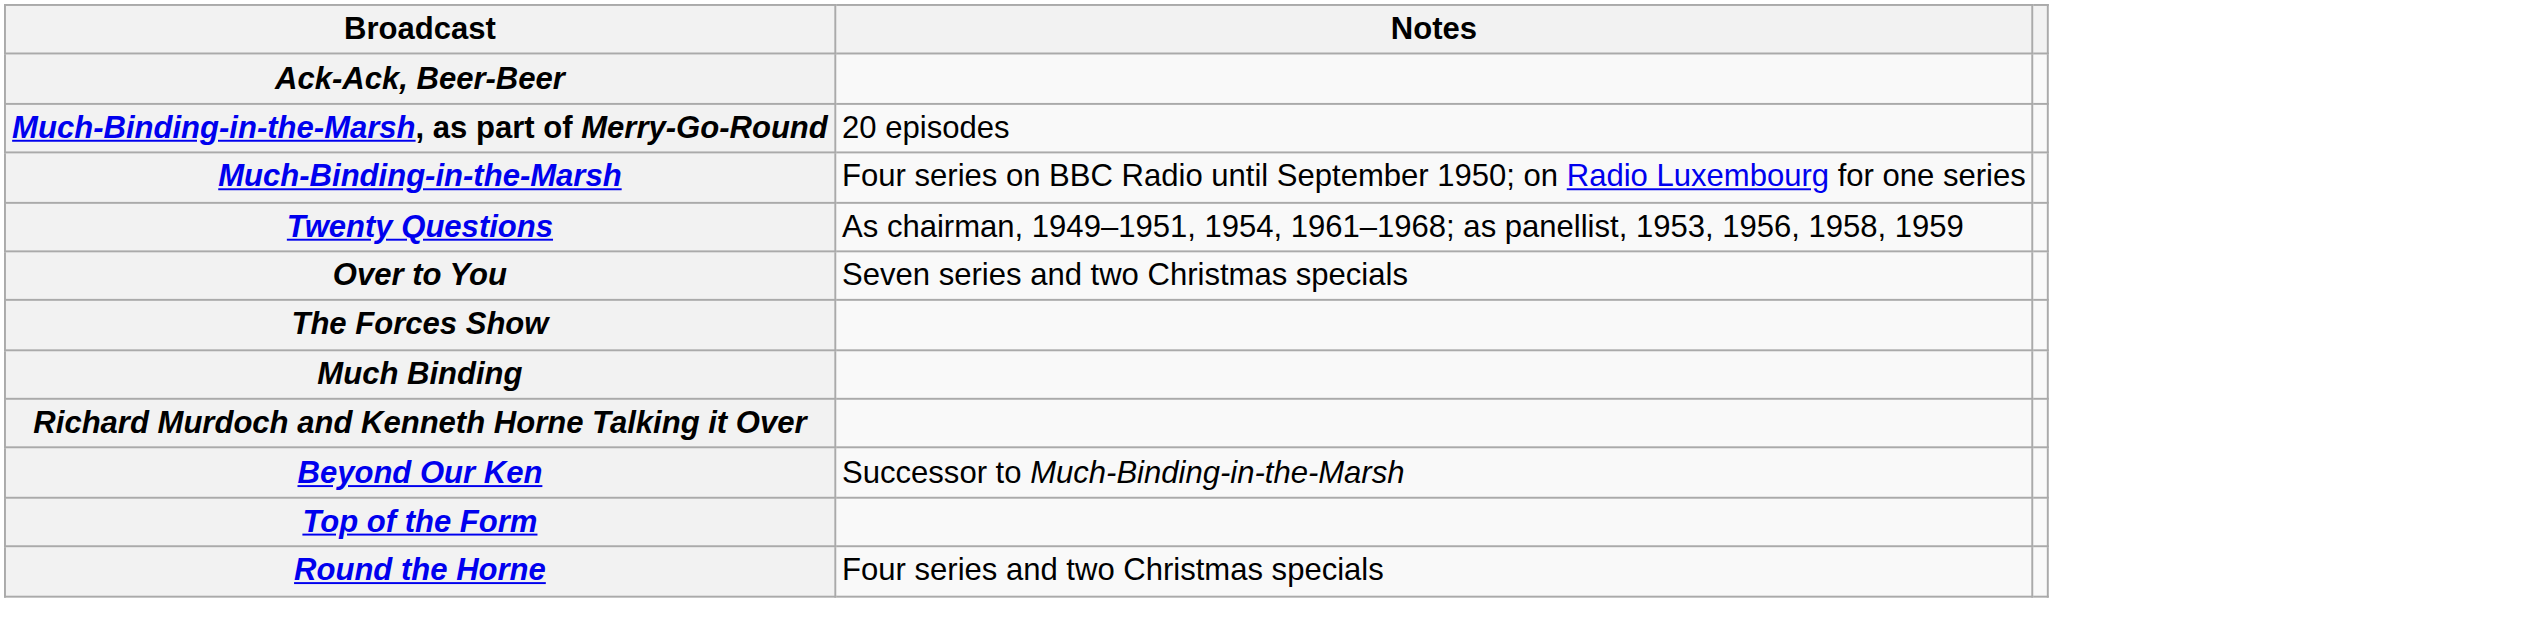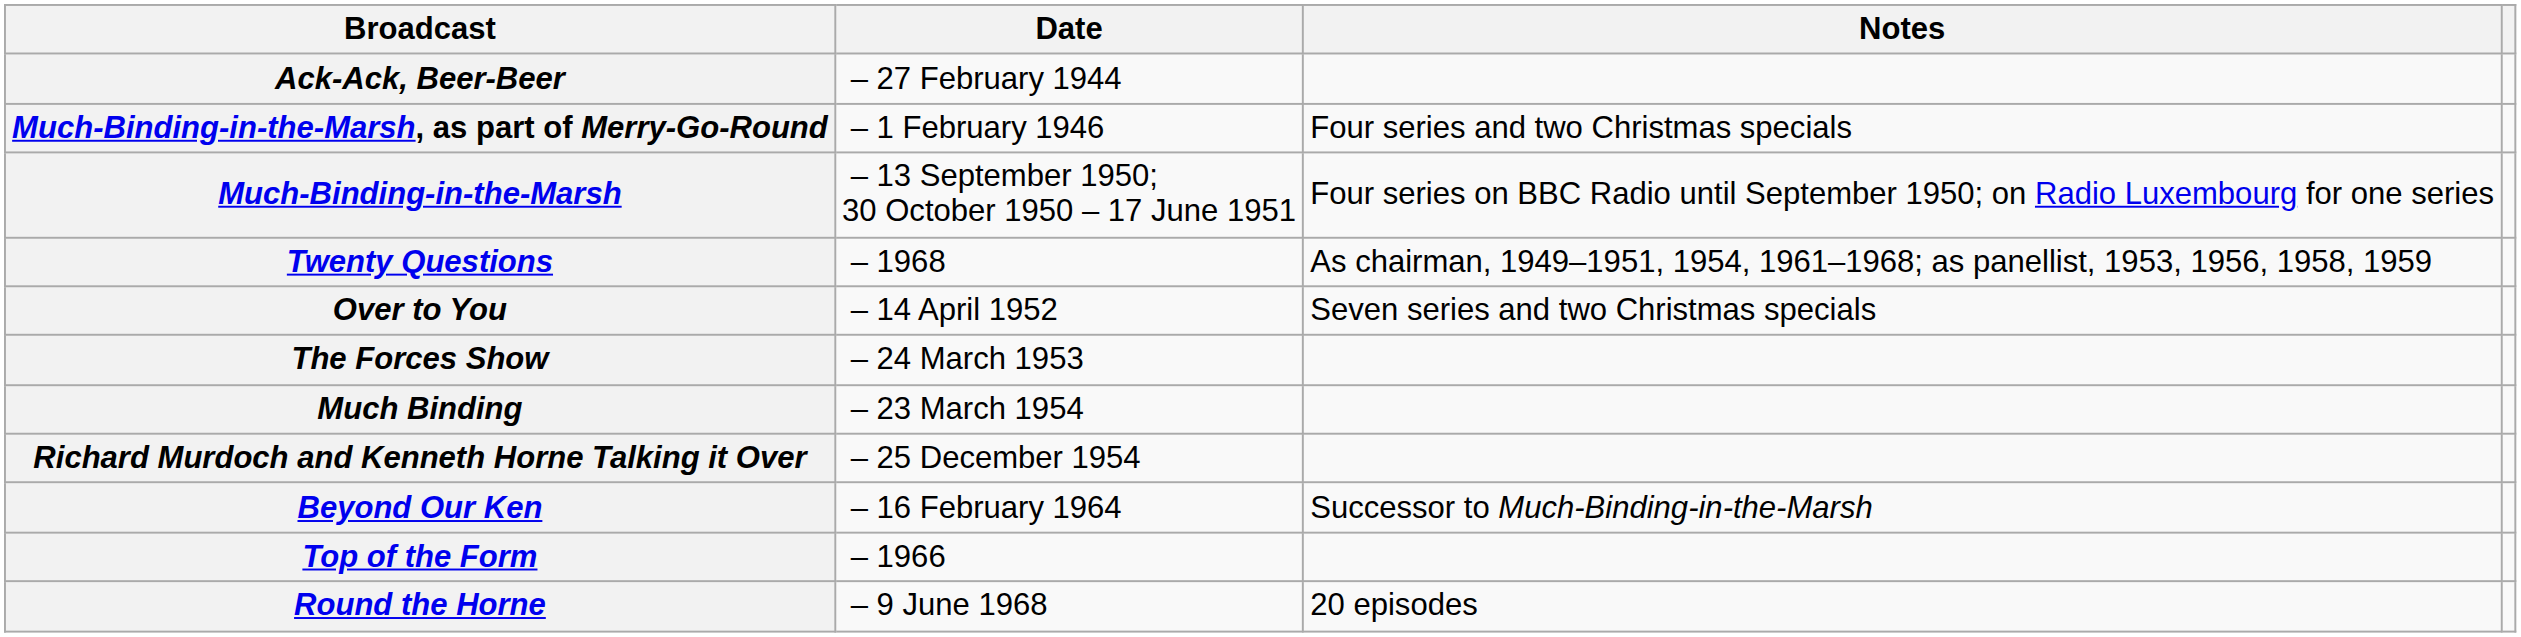+ column: (1069, 29)
(926, 127) 20 episodes -> (1581, 127) Four series and two Christmas specials
(1113, 570) Four series and two Christmas specials -> (1394, 605) 20 episodes
